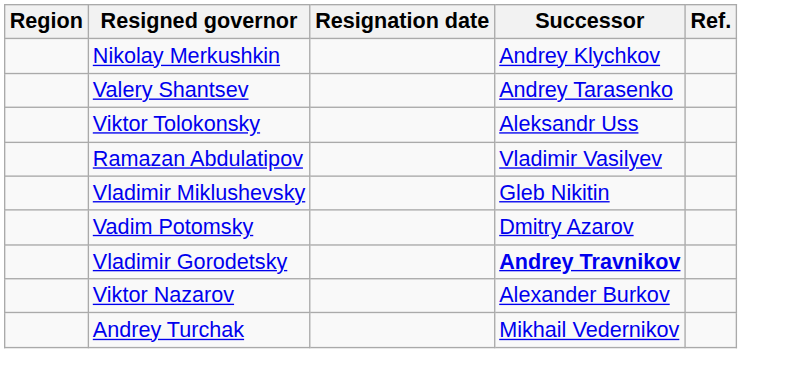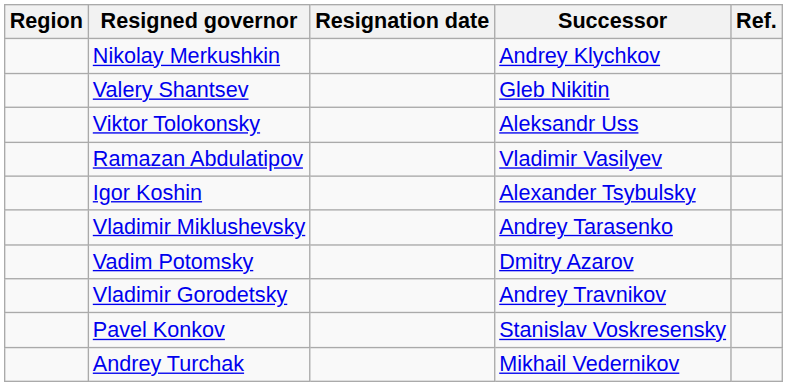(586, 90) Andrey Tarasenko -> (554, 90) Gleb Nikitin
+ row: (147, 192)
(554, 192) Gleb Nikitin -> (586, 227) Andrey Tarasenko
(590, 261) bold -> (583, 295) normal
- row: (163, 295)
+ row: (159, 329)
